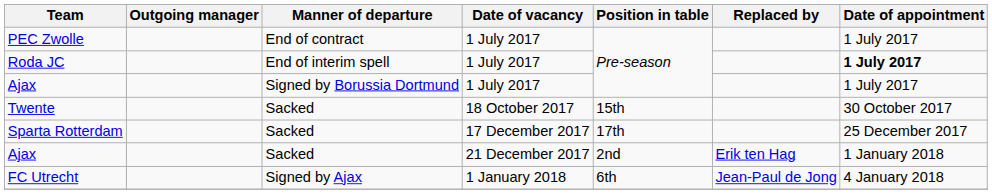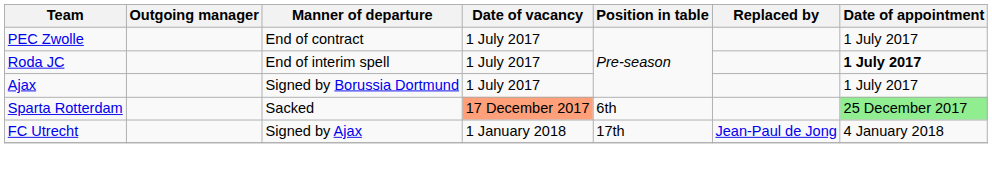- row: (31, 108)
(528, 131) no background -> (528, 108) lightsalmon background
(610, 131) 17th -> (606, 108) 6th
(905, 131) no background -> (905, 108) lightgreen background
- row: (22, 154)
(606, 177) 6th -> (610, 131) 17th
